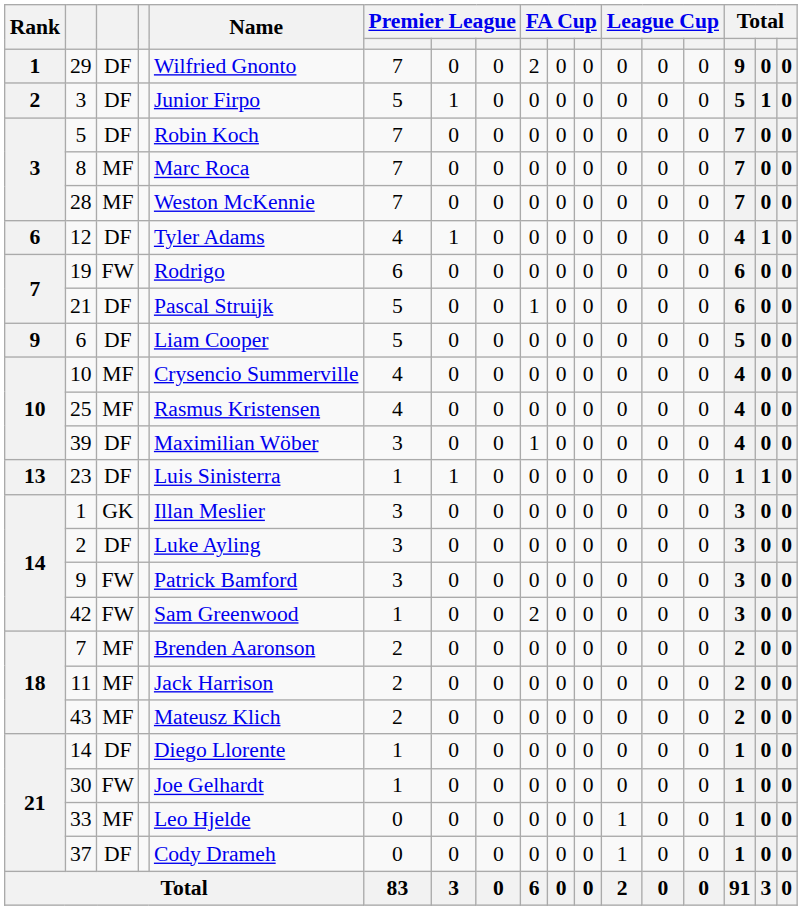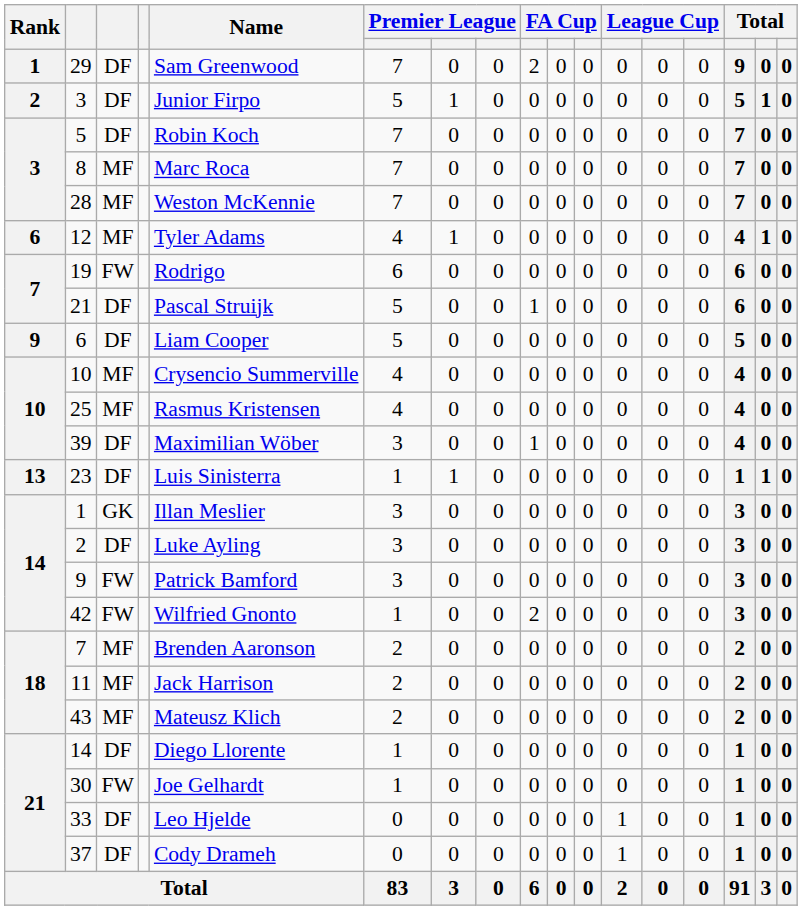(225, 65) Wilfried Gnonto -> (226, 65) Sam Greenwood
(118, 237) DF -> (118, 237) MF
(226, 613) Sam Greenwood -> (225, 613) Wilfried Gnonto
(118, 819) MF -> (118, 819) DF
